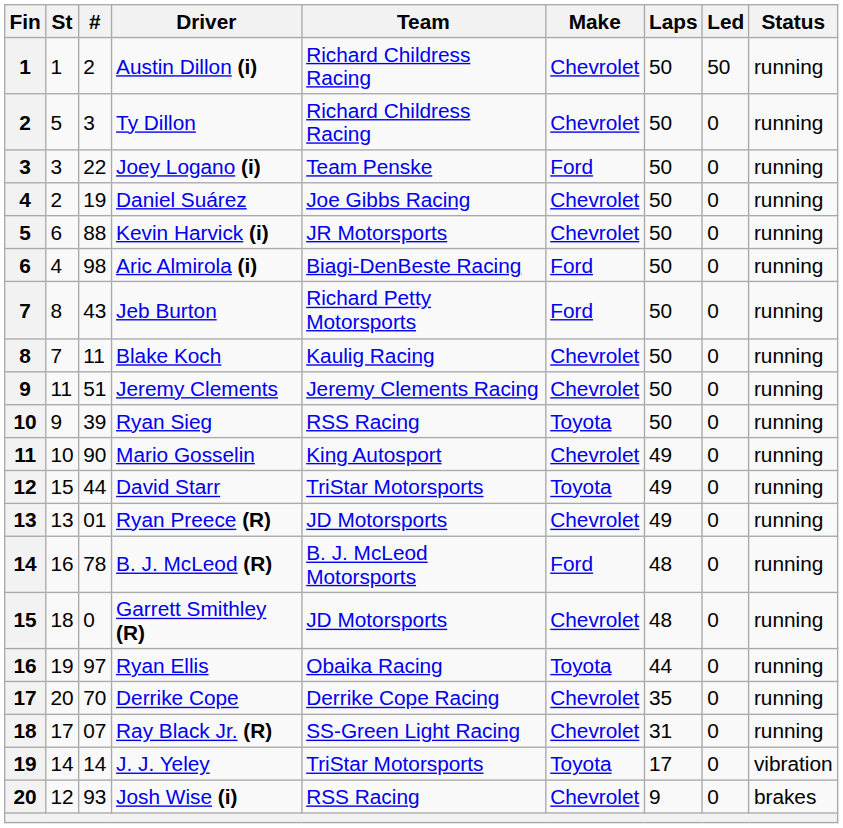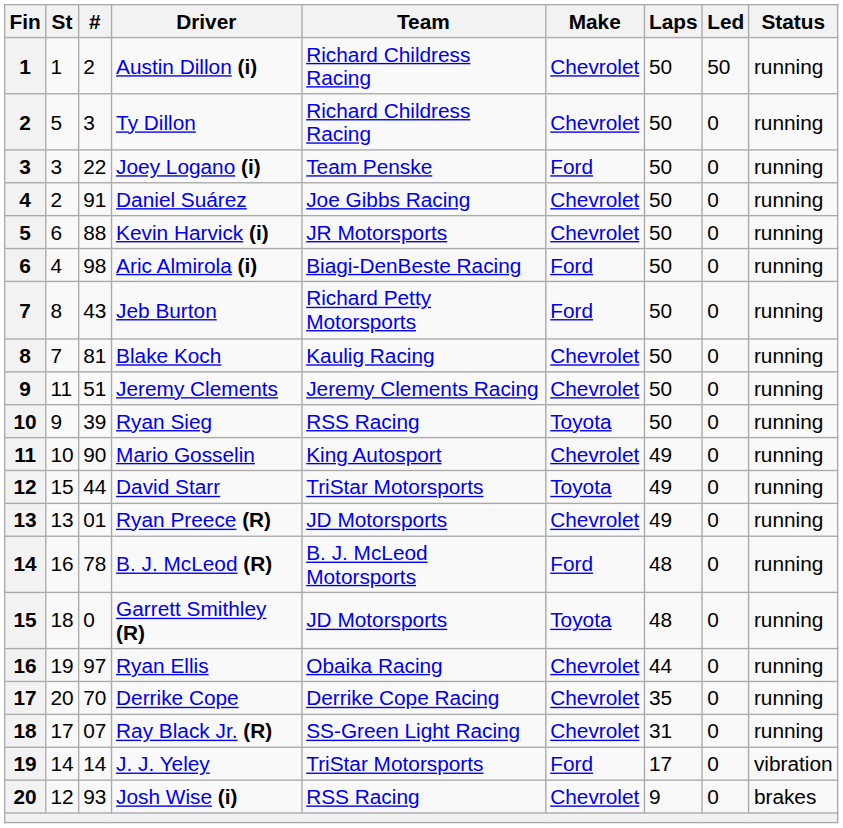(95, 200) 19 -> (95, 200) 91
(94, 355) 11 -> (95, 355) 81
(595, 621) Chevrolet -> (581, 621) Toyota
(581, 665) Toyota -> (595, 665) Chevrolet
(581, 764) Toyota -> (572, 764) Ford
